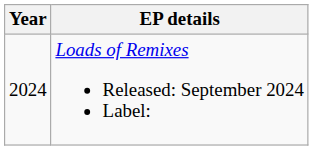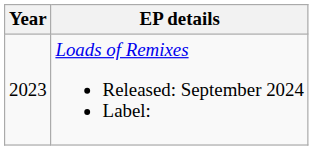(28, 89) 2024 -> (28, 89) 2023
